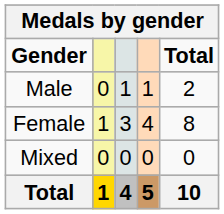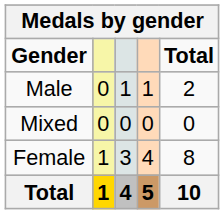rows swapped: (49, 124) <-> (49, 158)
